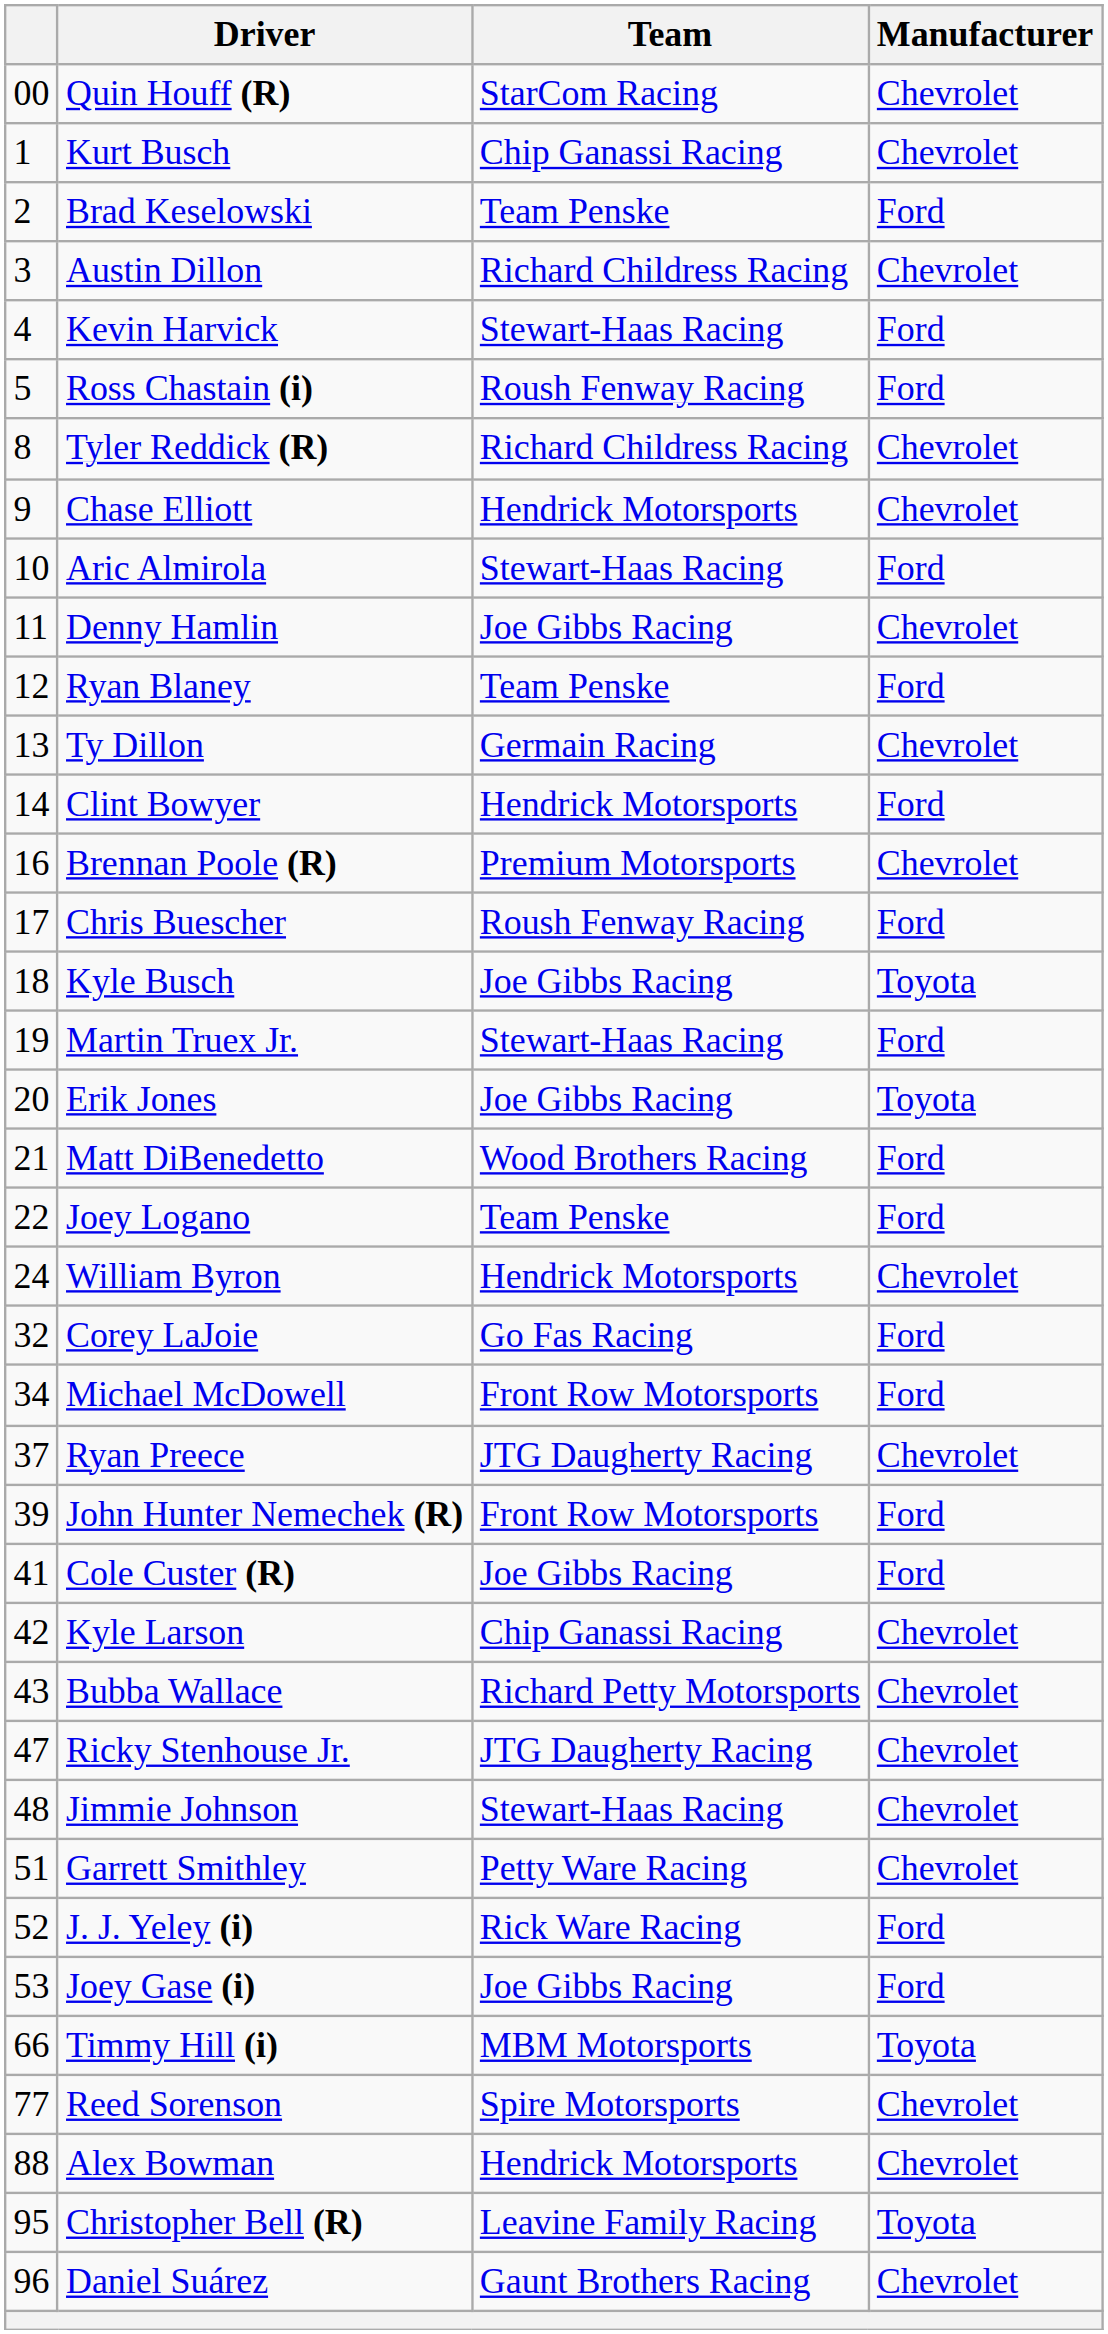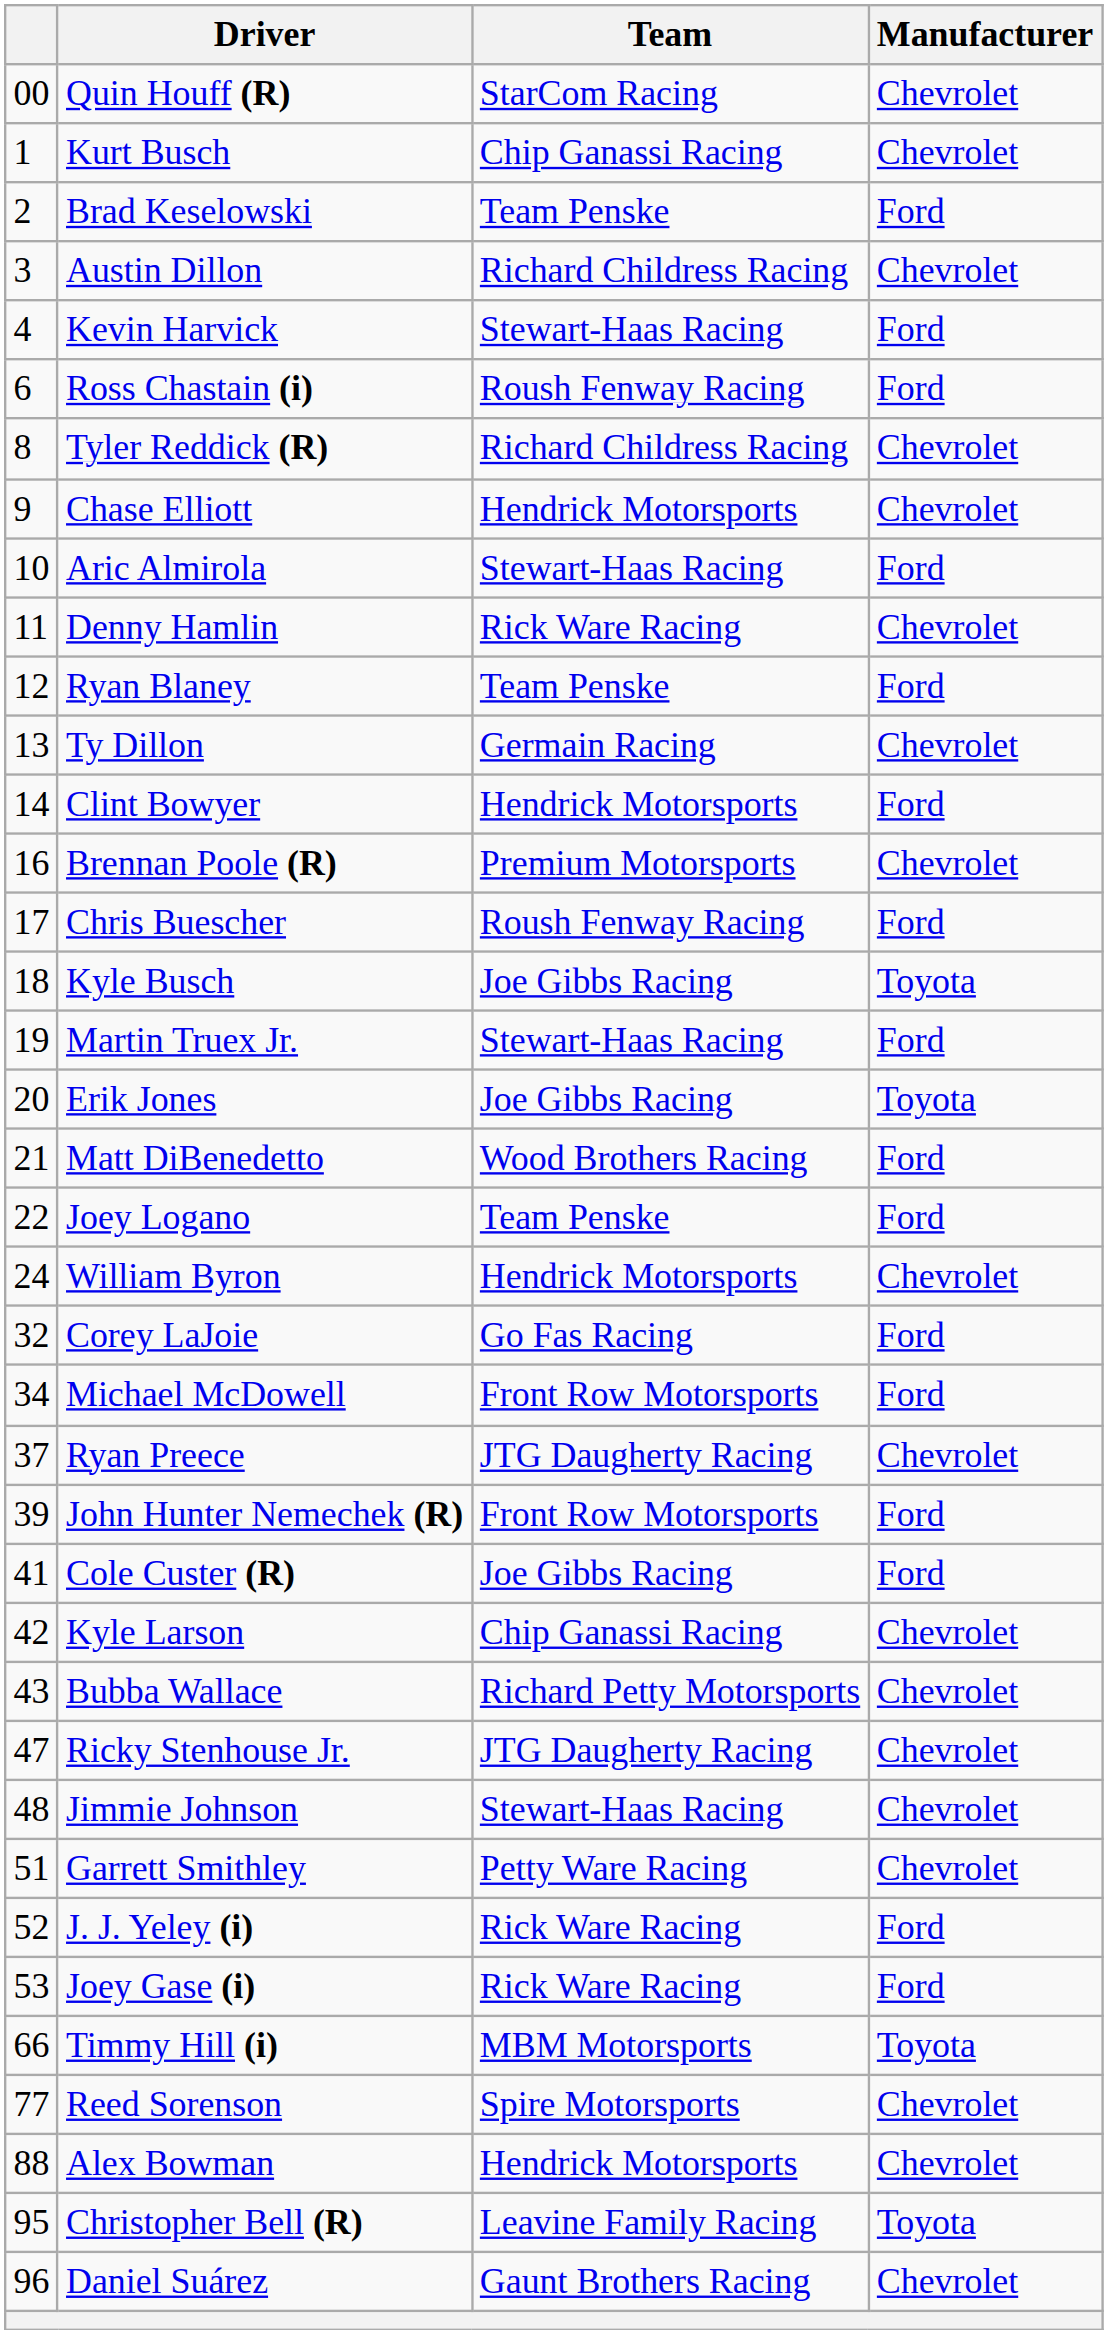(22, 389) 5 -> (22, 389) 6
(606, 625) Joe Gibbs Racing -> (610, 625) Rick Ware Racing
(606, 1986) Joe Gibbs Racing -> (610, 1986) Rick Ware Racing
